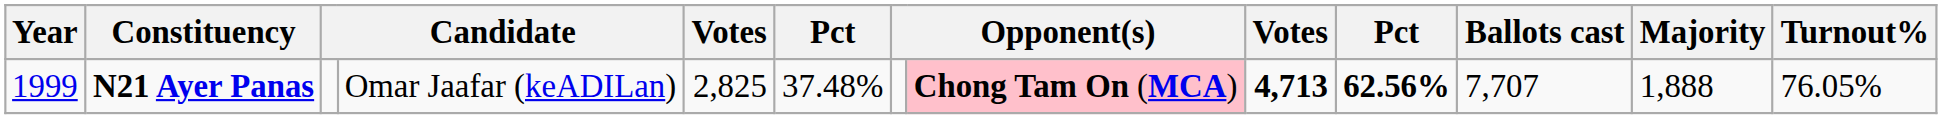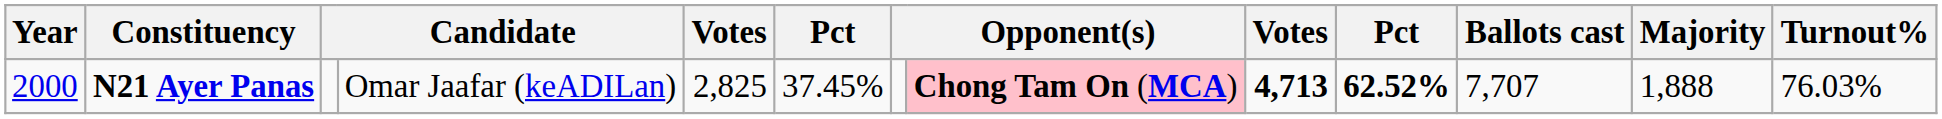(45, 85) 1999 -> (45, 85) 2000
(833, 85) 37.48% -> (833, 85) 37.45%
(1397, 85) 62.56% -> (1397, 85) 62.52%
(1831, 85) 76.05% -> (1831, 85) 76.03%
